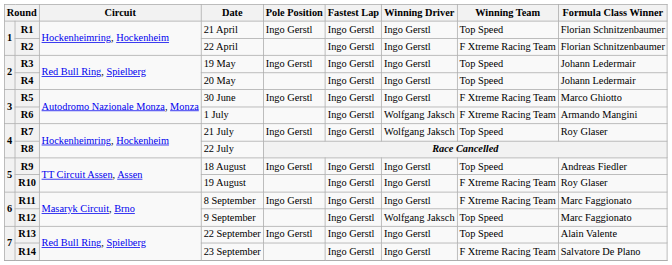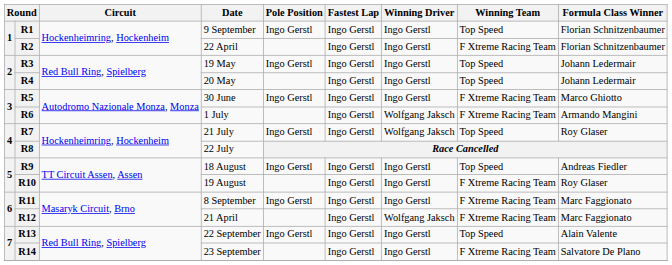(221, 29) 21 April -> (230, 29) 9 September
(230, 217) 9 September -> (221, 217) 21 April
(481, 217) Top Speed -> (508, 217) F Xtreme Racing Team
